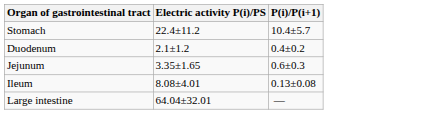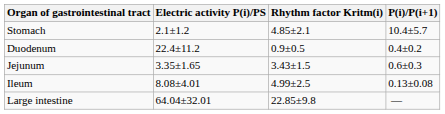+ column: (327, 13)
(178, 30) 22.4±11.2 -> (172, 30) 2.1±1.2
(172, 48) 2.1±1.2 -> (178, 48) 22.4±11.2
